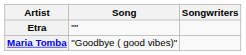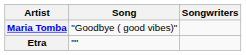rows swapped: (37, 28) <-> (37, 43)
